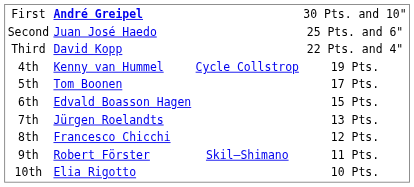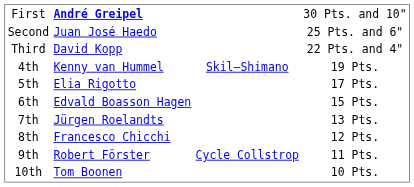(247, 67) Cycle Collstrop -> (247, 67) Skil–Shimano
(88, 85) Tom Boonen -> (95, 85) Elia Rigotto
(247, 155) Skil–Shimano -> (247, 155) Cycle Collstrop
(95, 173) Elia Rigotto -> (88, 173) Tom Boonen
